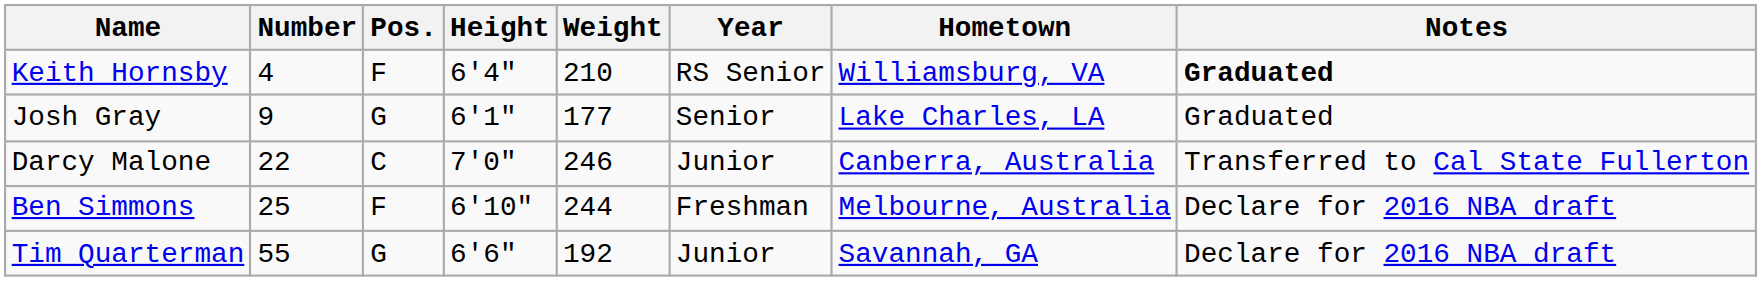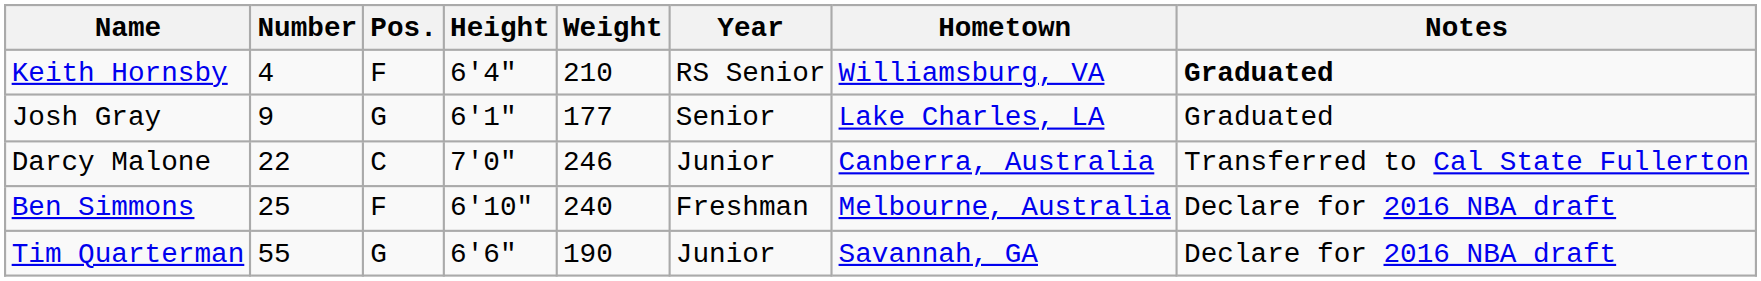(588, 208) 244 -> (588, 208) 240
(588, 253) 192 -> (588, 253) 190
